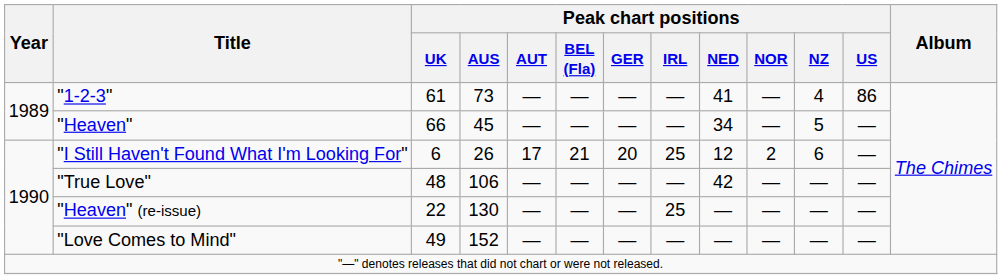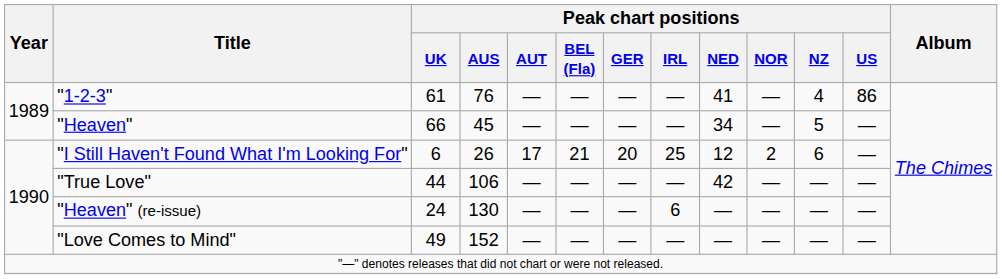(484, 96) 73 -> (484, 96) 76
(436, 182) 48 -> (436, 182) 44
(436, 211) 22 -> (436, 211) 24
(675, 211) 25 -> (675, 211) 6
